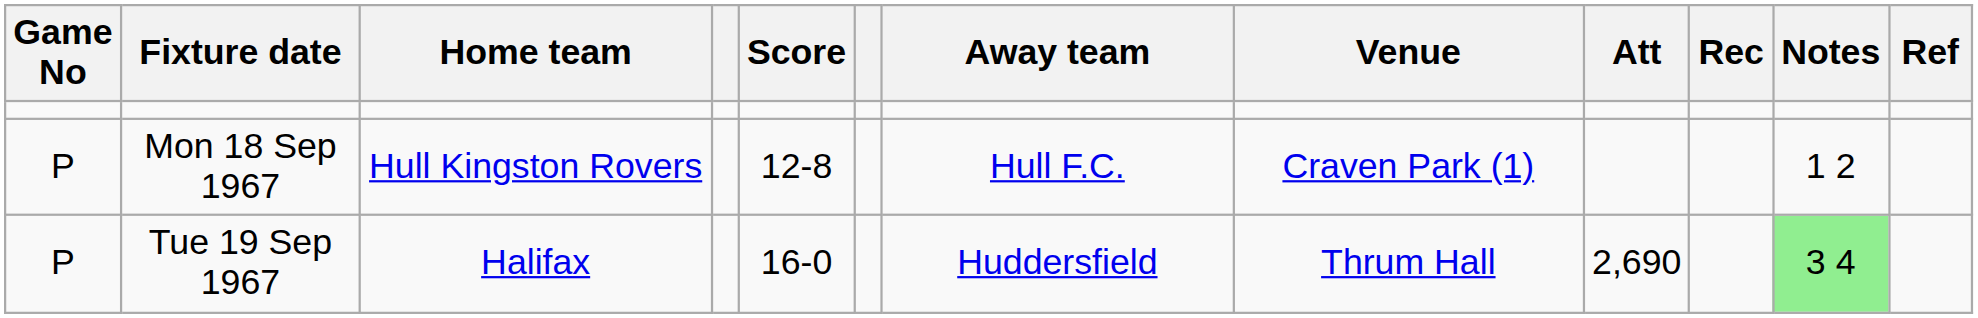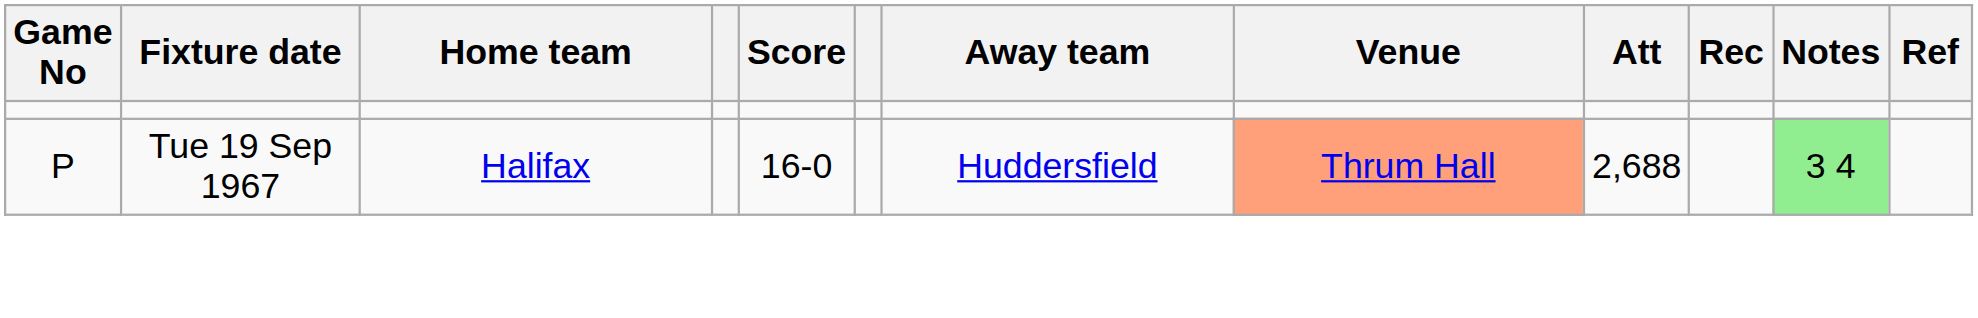- row: (240, 166)
(1408, 262) no background -> (1408, 166) lightsalmon background
(1637, 262) 2,690 -> (1637, 166) 2,688
